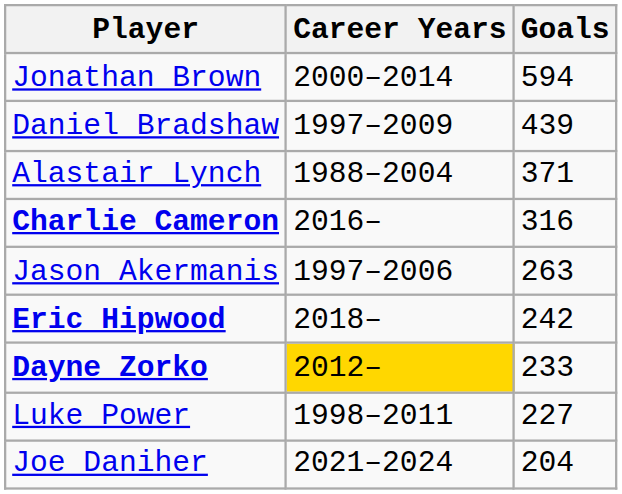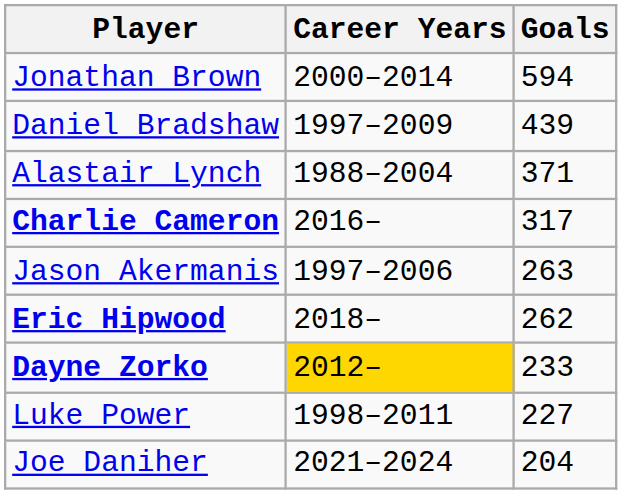(547, 223) 316 -> (547, 223) 317
(547, 319) 242 -> (547, 319) 262
